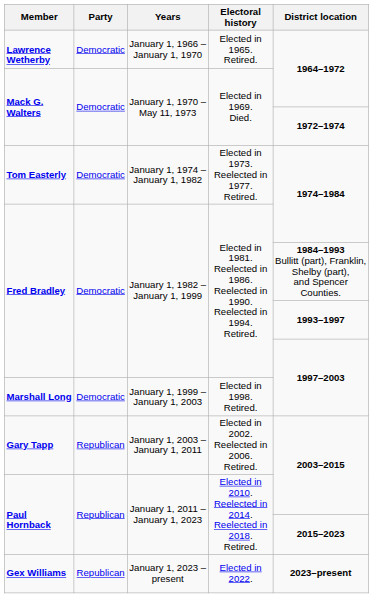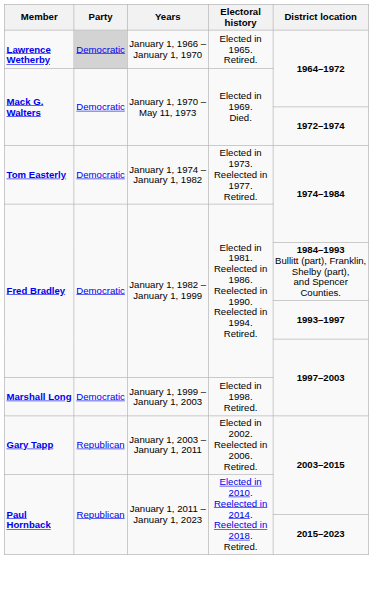(101, 49) no background -> (101, 49) lightgrey background
- row: (36, 573)
